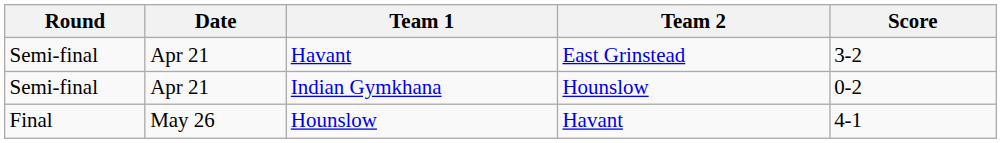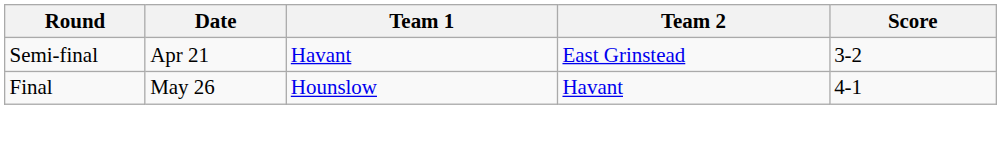- row: (366, 87)
